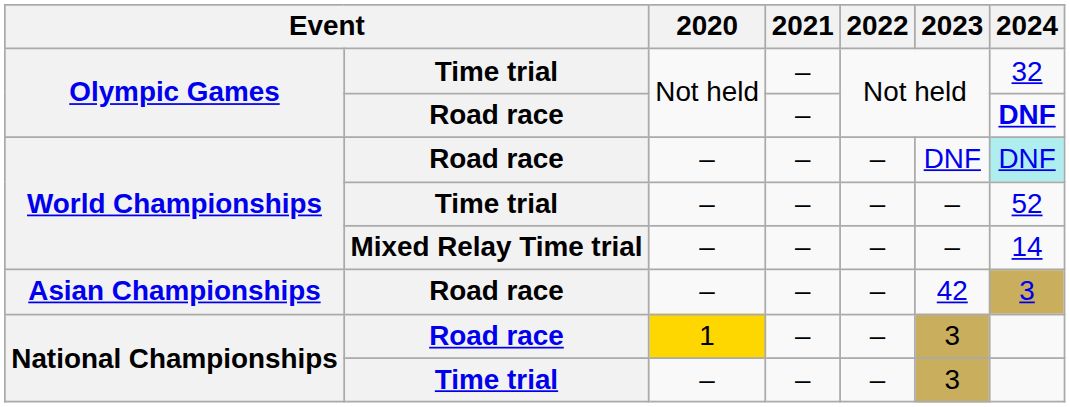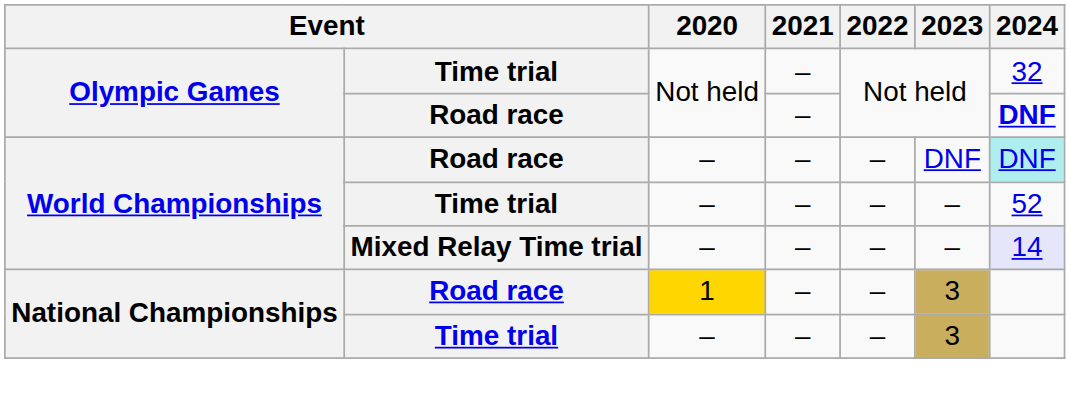(1027, 247) no background -> (1027, 247) lavender background
- row: (174, 291)
